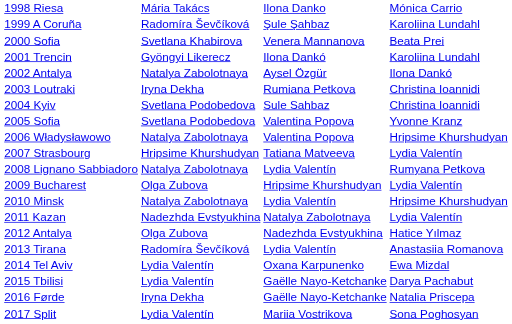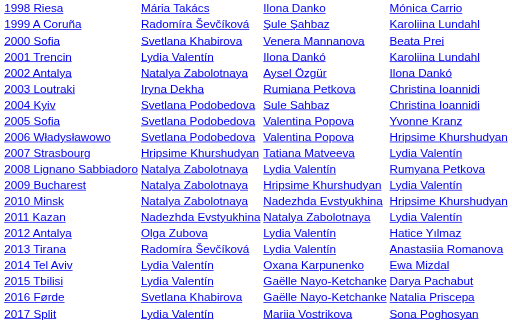(186, 57) Gyöngyi Likerecz -> (177, 57) Lydia Valentín
(194, 137) Natalya Zabolotnaya -> (198, 137) Svetlana Podobedova
(174, 185) Olga Zubova -> (194, 185) Natalya Zabolotnaya
(300, 201) Lydia Valentín -> (323, 201) Nadezhda Evstyukhina
(323, 233) Nadezhda Evstyukhina -> (300, 233) Lydia Valentín
(172, 297) Iryna Dekha -> (192, 297) Svetlana Khabirova
